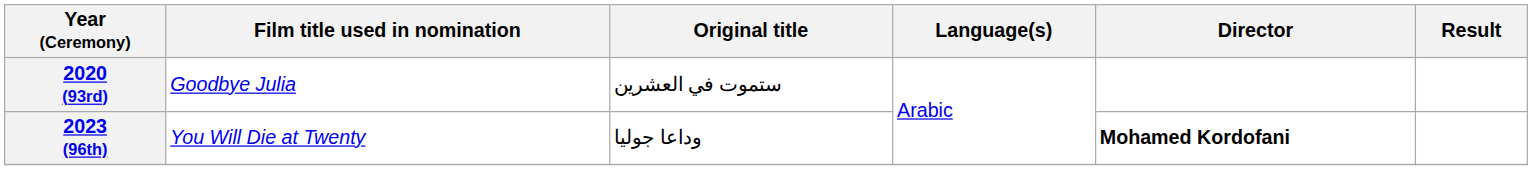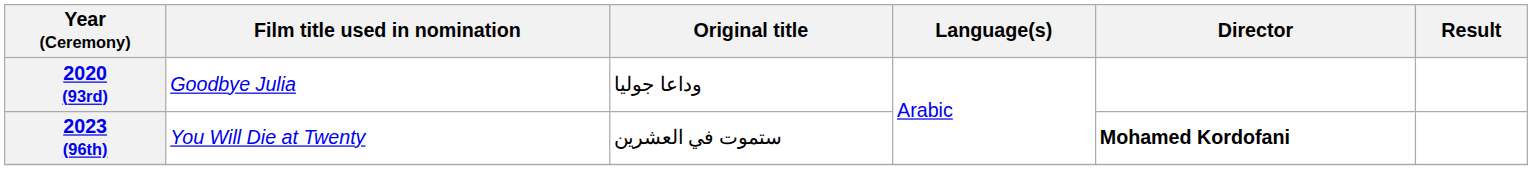(697, 85) ستموت في العشرين -> (658, 85) وداعا جوليا
(658, 138) وداعا جوليا -> (697, 138) ستموت في العشرين
